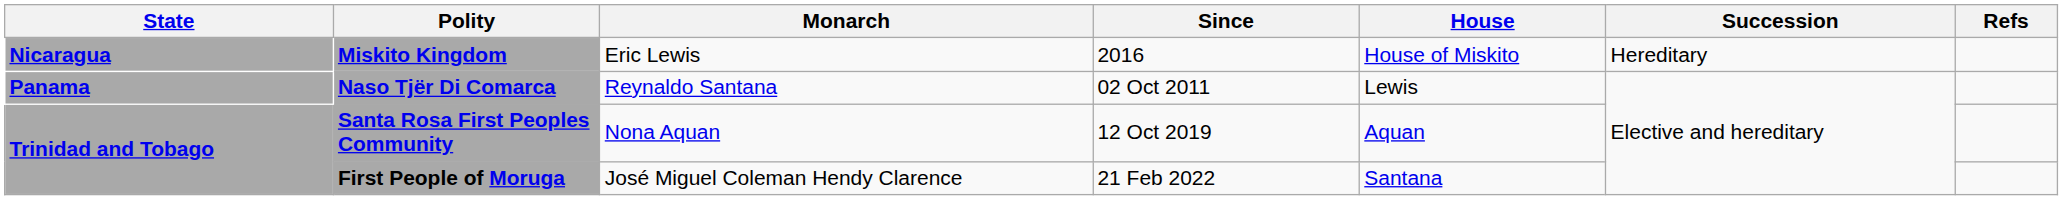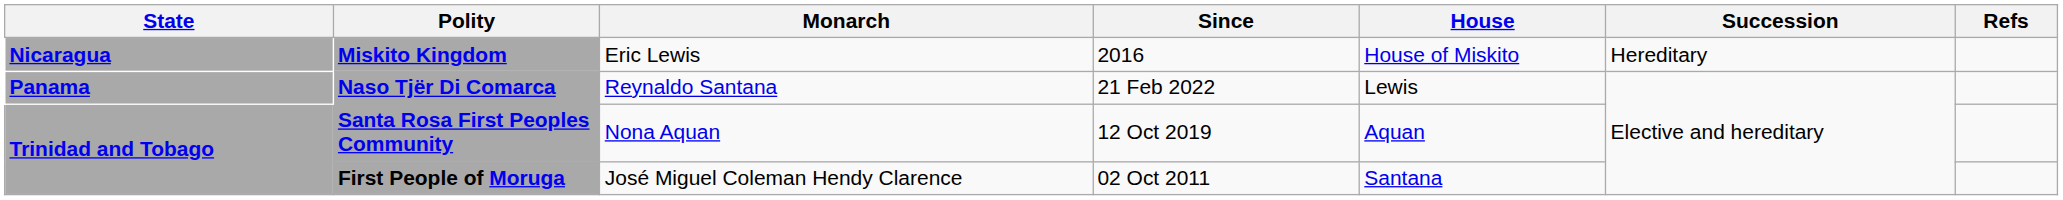(1154, 87) 02 Oct 2011 -> (1156, 87) 21 Feb 2022
(1156, 177) 21 Feb 2022 -> (1154, 177) 02 Oct 2011
